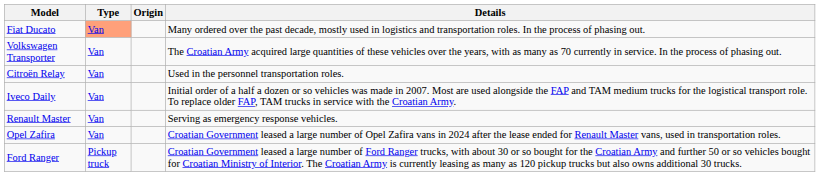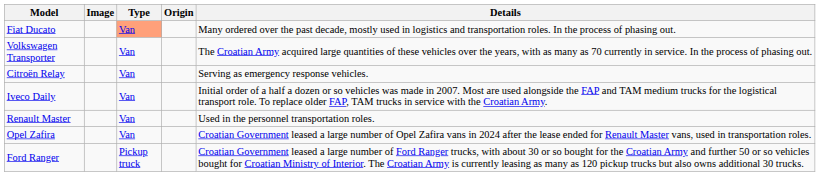+ column: (100, 12)
(256, 73) Used in the personnel transportation roles. -> (283, 73) Serving as emergency response vehicles.
(253, 118) Serving as emergency response vehicles. -> (286, 118) Used in the personnel transportation roles.
